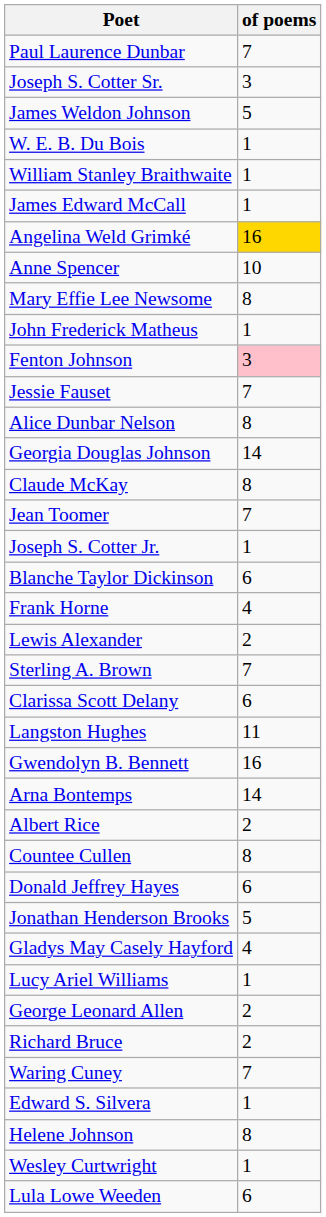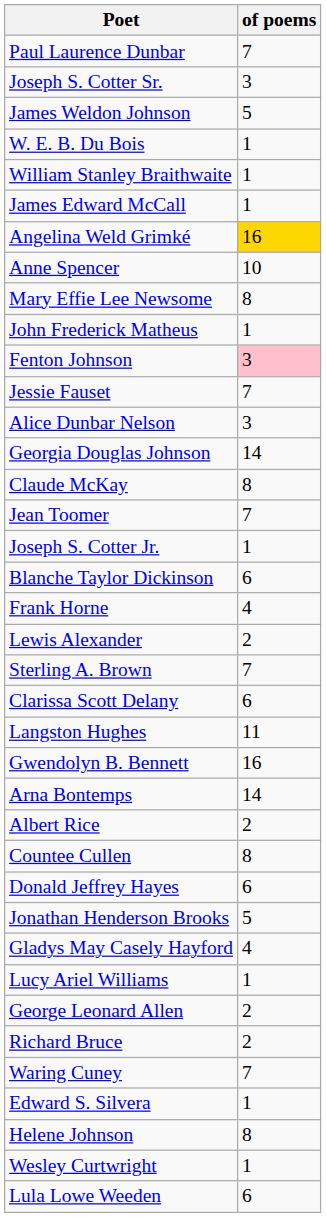(247, 422) 8 -> (247, 422) 3
